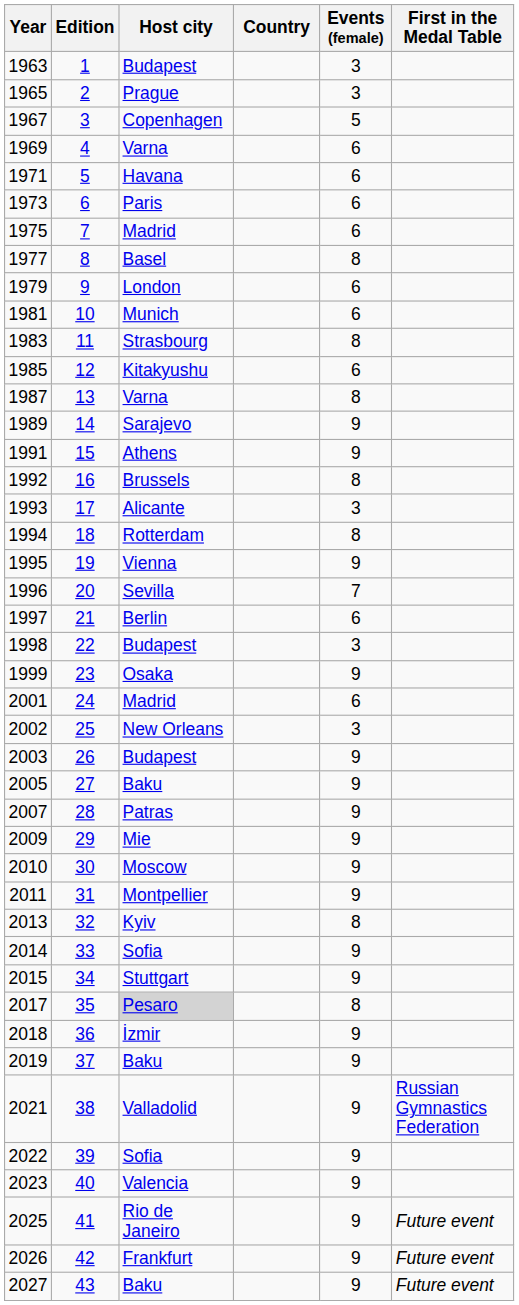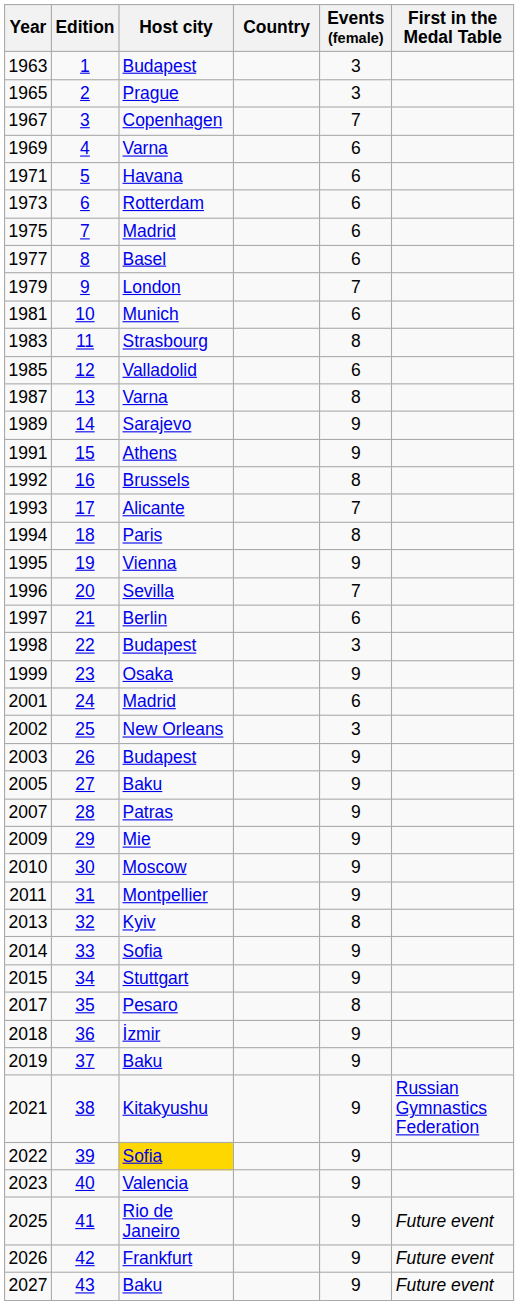(356, 120) 5 -> (356, 120) 7
(142, 203) Paris -> (163, 203) Rotterdam
(356, 259) 8 -> (356, 259) 6
(356, 286) 6 -> (356, 286) 7
(165, 369) Kitakyushu -> (160, 369) Valladolid
(356, 508) 3 -> (356, 508) 7
(163, 535) Rotterdam -> (142, 535) Paris
(150, 1006) lightgrey background -> (150, 1006) no background
(160, 1108) Valladolid -> (165, 1108) Kitakyushu
(142, 1155) no background -> (142, 1155) gold background
